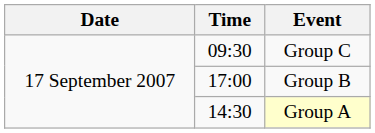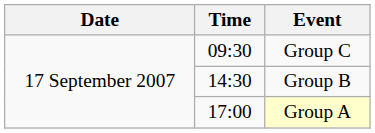(230, 81) 17:00 -> (230, 81) 14:30
(230, 111) 14:30 -> (230, 111) 17:00
